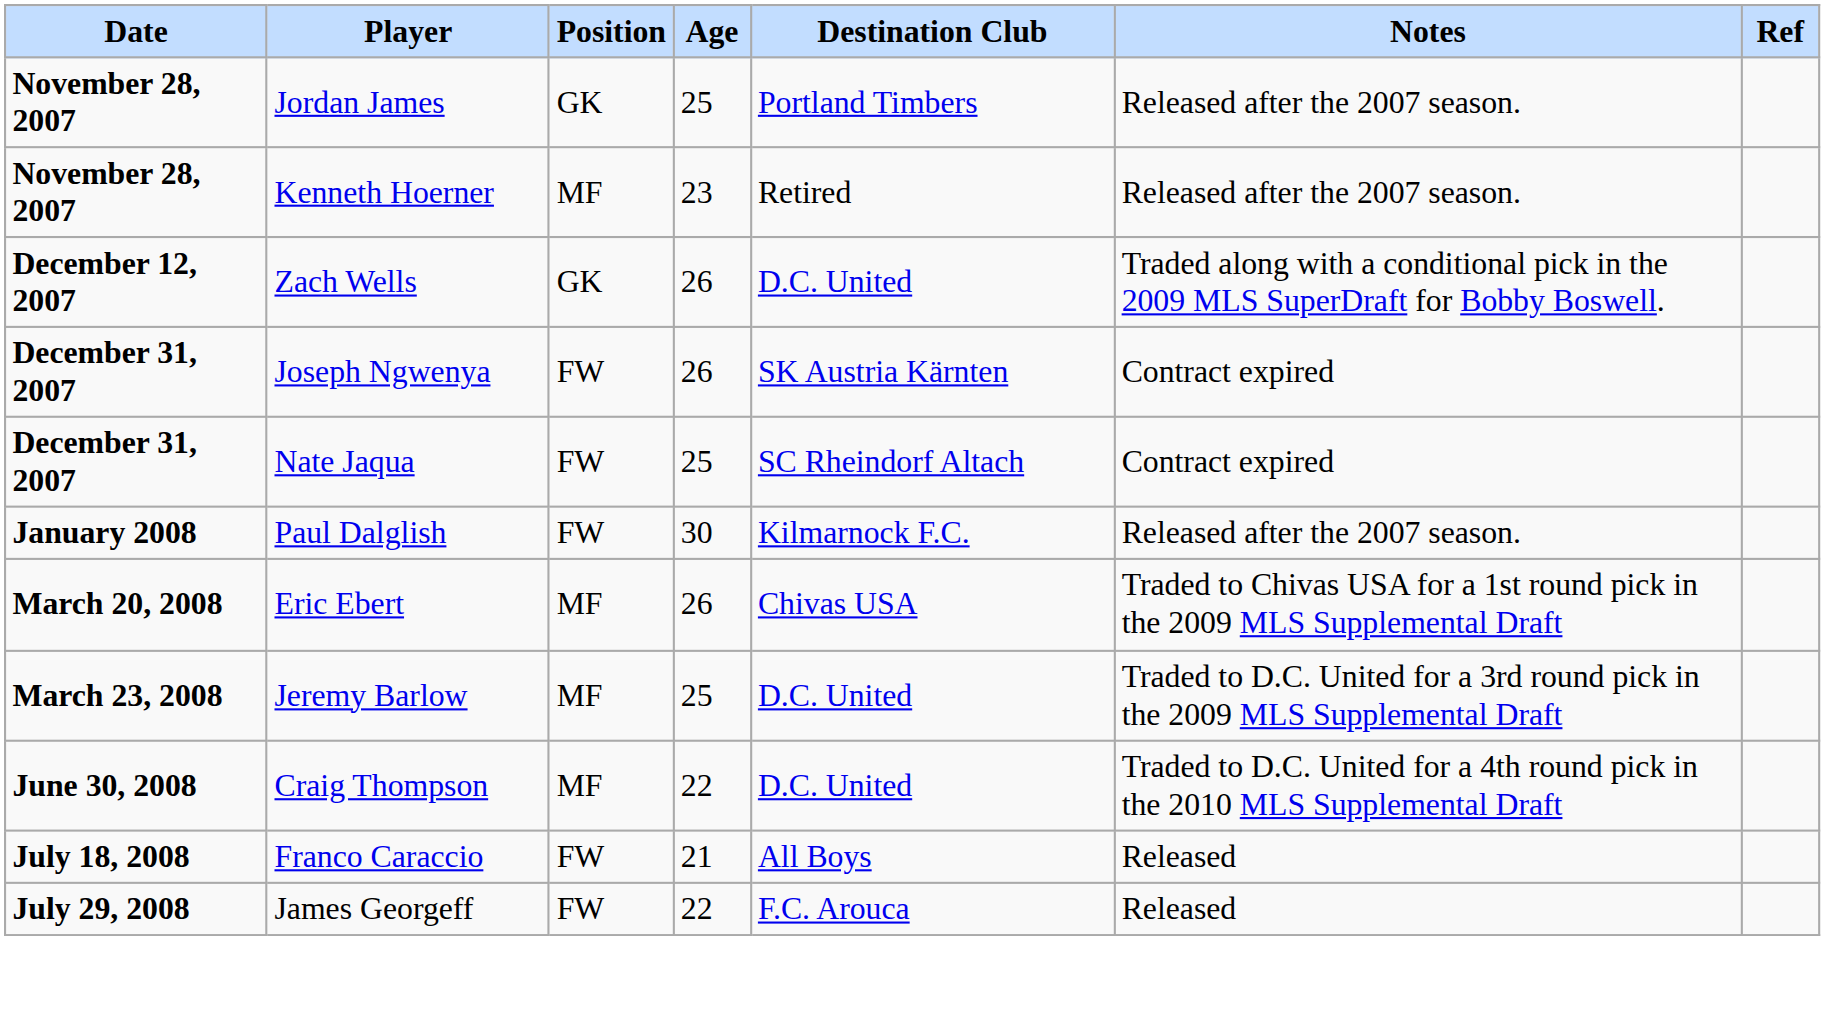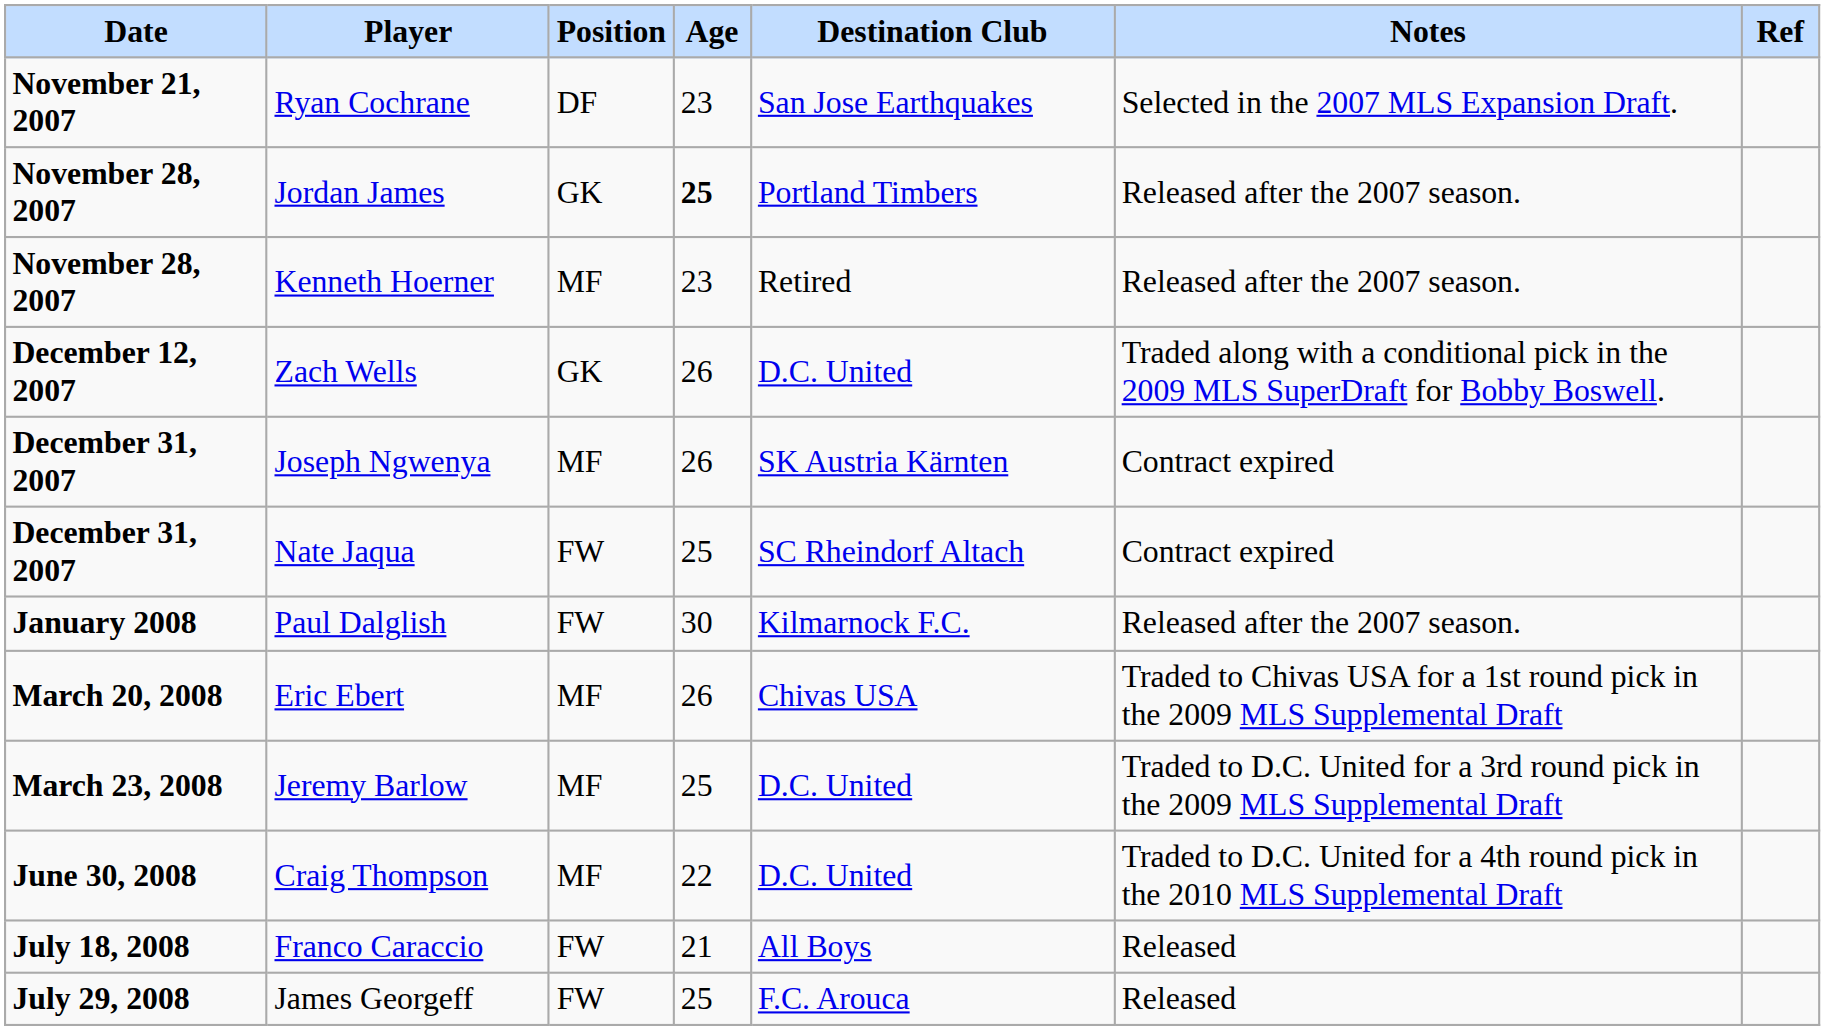+ row: (372, 102)
(697, 102) normal -> (697, 192) bold
(580, 372) FW -> (580, 462) MF
(697, 908) 22 -> (697, 998) 25
